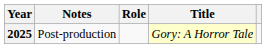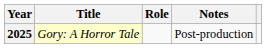columns swapped: (202, 14) <-> (77, 14)
